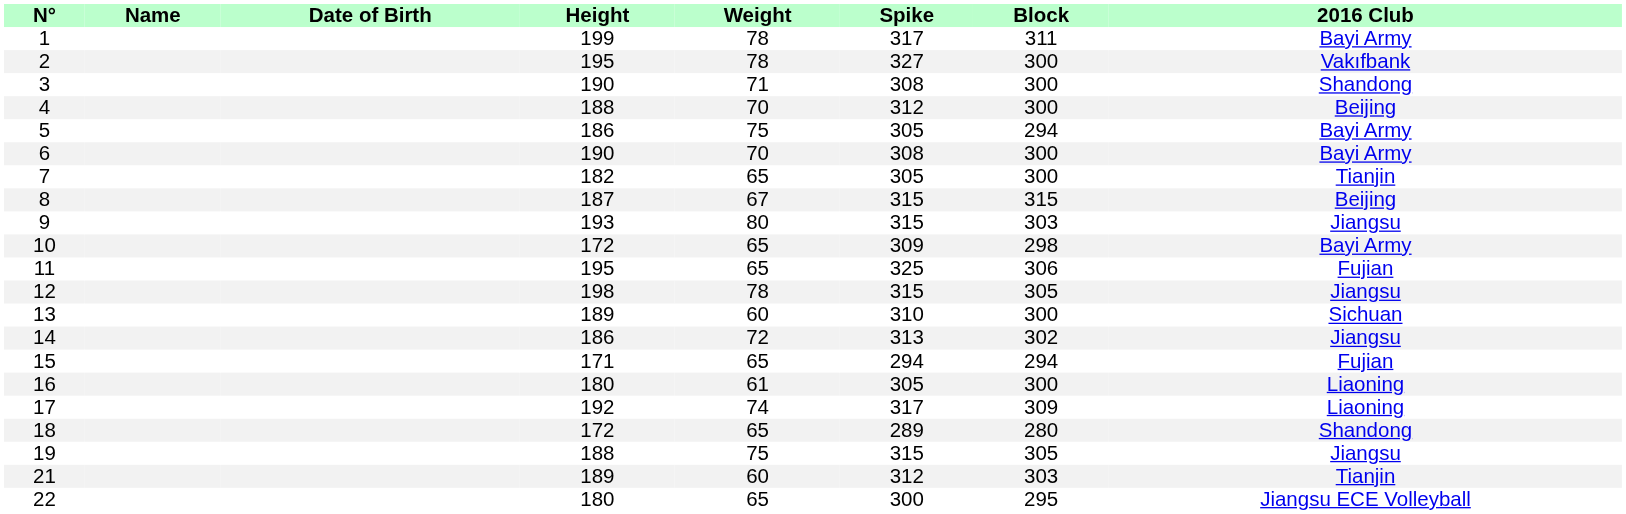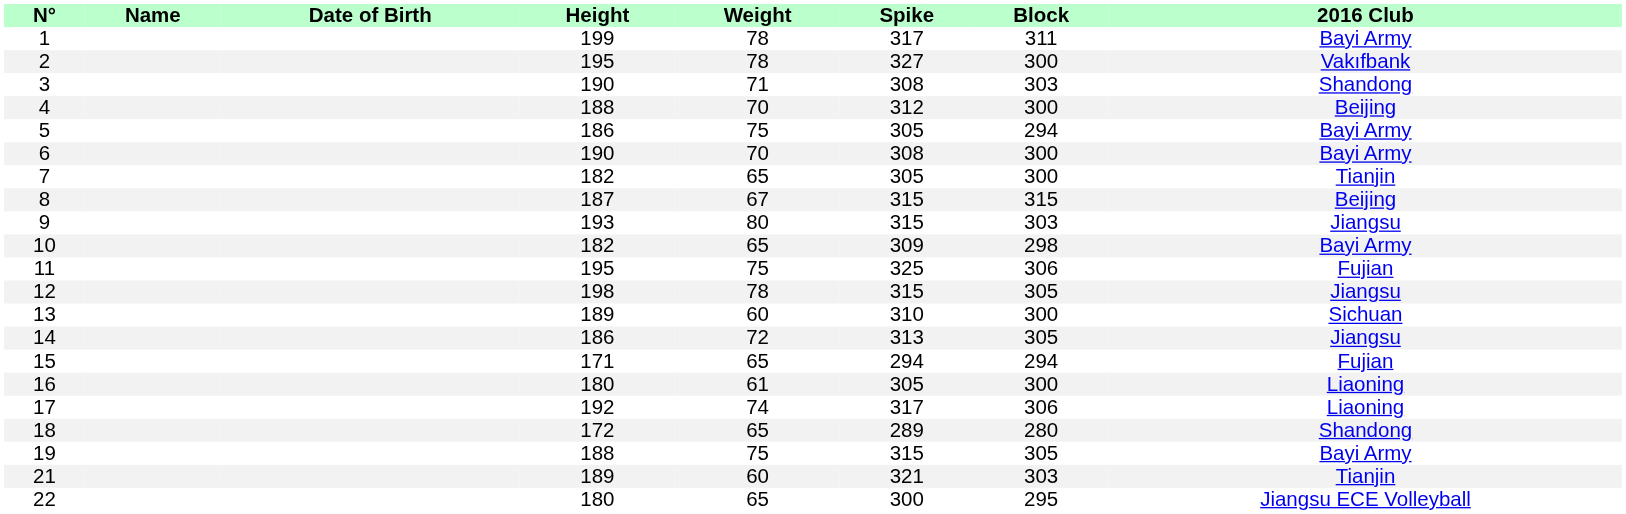(1041, 84) 300 -> (1041, 84) 303
(597, 245) 172 -> (597, 245) 182
(758, 268) 65 -> (758, 268) 75
(1041, 337) 302 -> (1041, 337) 305
(1041, 407) 309 -> (1041, 407) 306
(1365, 453) Jiangsu -> (1365, 453) Bayi Army
(907, 476) 312 -> (907, 476) 321
